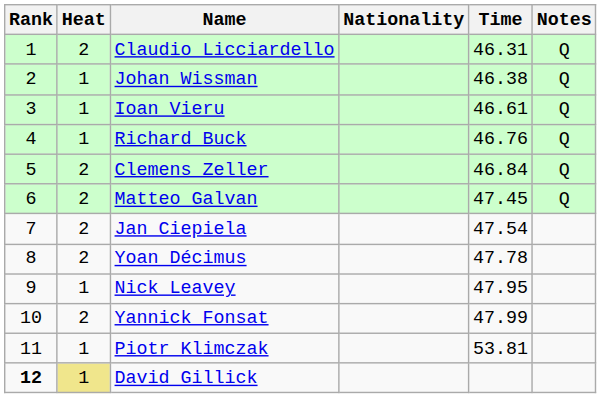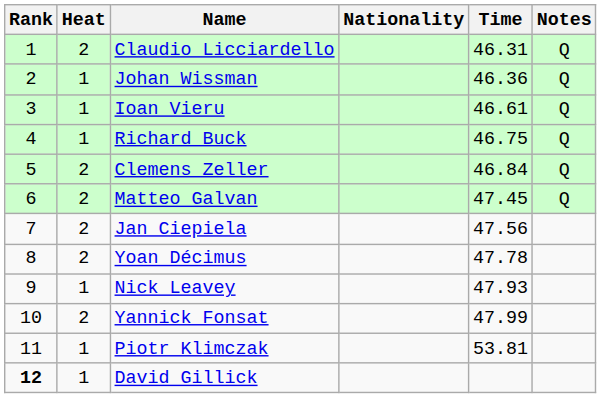(501, 79) 46.38 -> (501, 79) 46.36
(501, 139) 46.76 -> (501, 139) 46.75
(501, 229) 47.54 -> (501, 229) 47.56
(501, 289) 47.95 -> (501, 289) 47.93
(84, 378) khaki background -> (84, 378) no background
